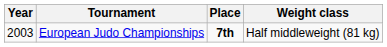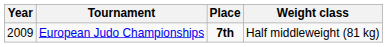(20, 32) 2003 -> (20, 32) 2009
